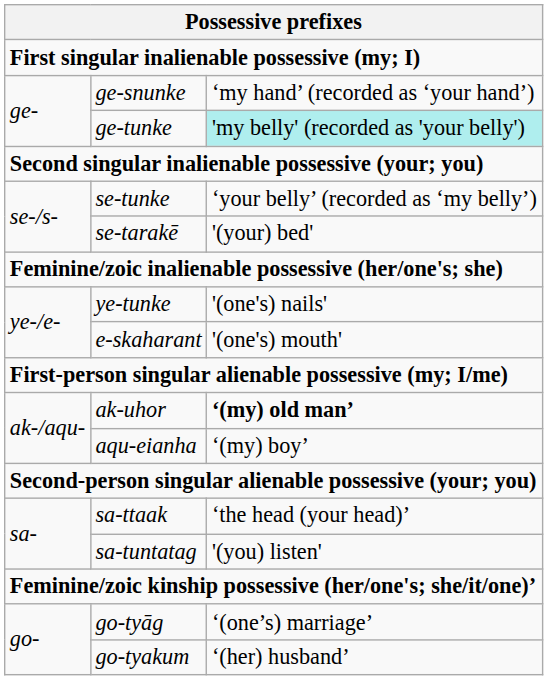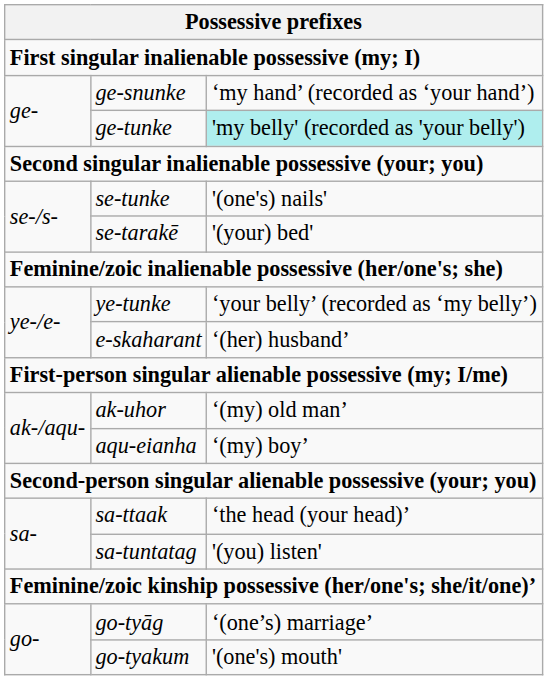(374, 198) ‘your belly’ (recorded as ‘my belly’) -> (270, 198) '(one's) nails'
(270, 304) '(one's) nails' -> (374, 304) ‘your belly’ (recorded as ‘my belly’)
(277, 339) '(one's) mouth' -> (281, 339) ‘(her) husband’
(283, 410) bold -> (280, 410) normal
(281, 657) ‘(her) husband’ -> (277, 657) '(one's) mouth'
